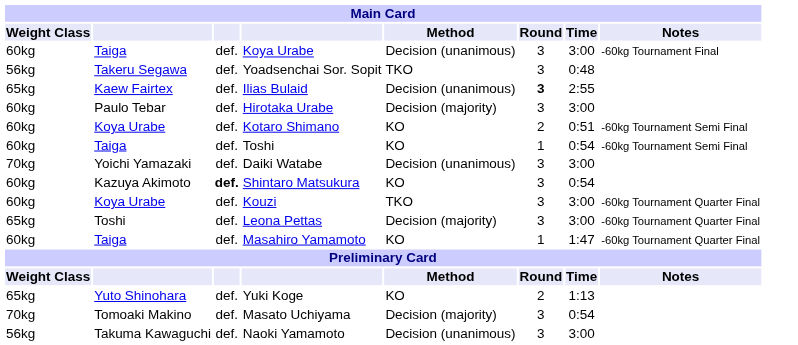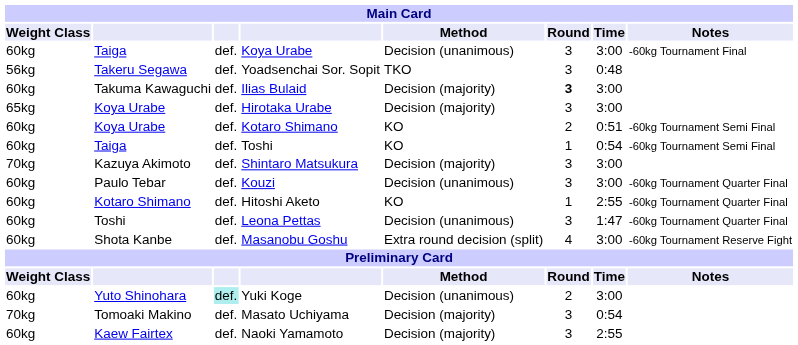(21, 89) 65kg -> (21, 89) 60kg
(133, 89) Kaew Fairtex -> (153, 89) Takuma Kawaguchi
(450, 89) Decision (unanimous) -> (440, 89) Decision (majority)
(582, 89) 2:55 -> (609, 89) 3:00
(21, 107) 60kg -> (21, 107) 65kg
(130, 107) Paulo Tebar -> (130, 107) Koya Urabe
- row: (283, 164)
(21, 183) 60kg -> (21, 164) 70kg
(227, 183) bold -> (226, 164) normal
(395, 183) KO -> (440, 164) Decision (majority)
(582, 183) 0:54 -> (609, 164) 3:00
(130, 201) Koya Urabe -> (130, 183) Paulo Tebar
(399, 201) TKO -> (449, 183) Decision (unanimous)
+ row: (281, 201)
(21, 220) 65kg -> (21, 220) 60kg
(441, 220) Decision (majority) -> (449, 220) Decision (unanimous)
(582, 220) 3:00 -> (609, 220) 1:47
- row: (304, 239)
+ row: (294, 239)
(21, 296) 65kg -> (21, 296) 60kg
(227, 296) no background -> (226, 296) paleturquoise background
(395, 296) KO -> (449, 296) Decision (unanimous)
(582, 296) 1:13 -> (609, 296) 3:00
(21, 333) 56kg -> (21, 333) 60kg
(153, 333) Takuma Kawaguchi -> (133, 333) Kaew Fairtex
(450, 333) Decision (unanimous) -> (440, 333) Decision (majority)
(582, 333) 3:00 -> (609, 333) 2:55
